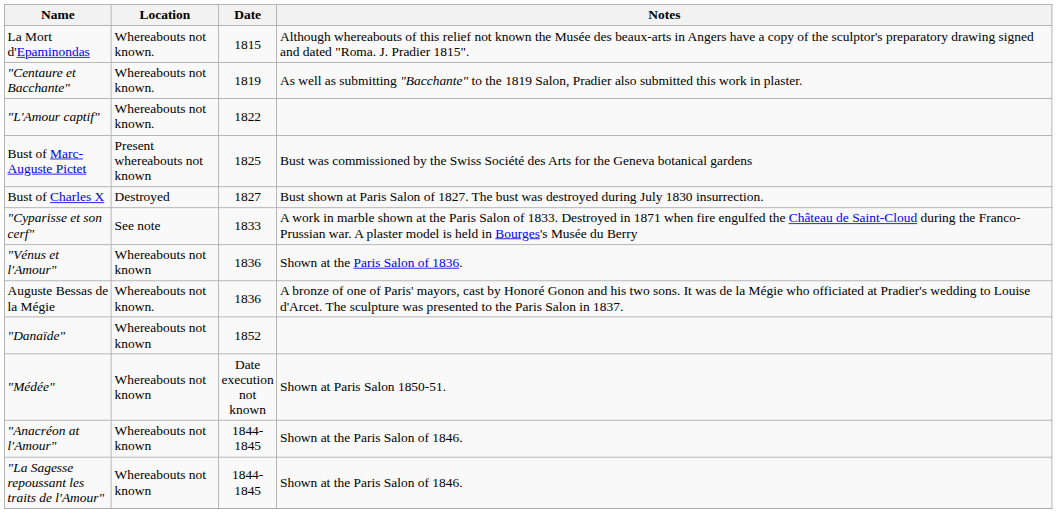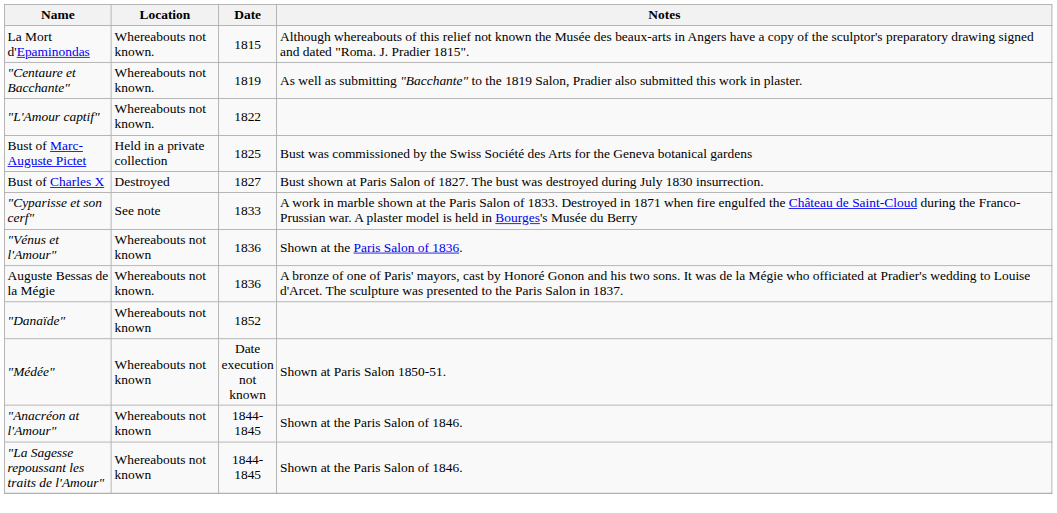(159, 160) Present whereabouts not known -> (159, 153) Held in a private collection
